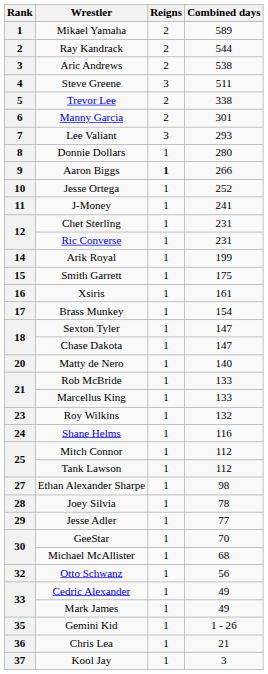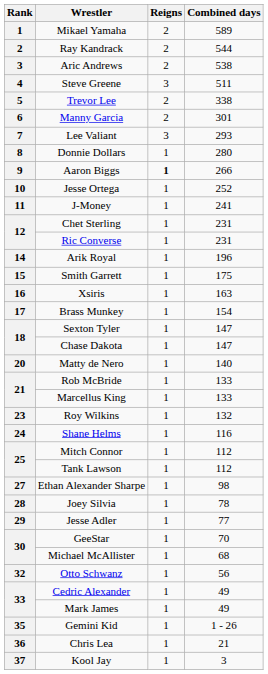(224, 258) 199 -> (224, 258) 196
(224, 293) 161 -> (224, 293) 163
